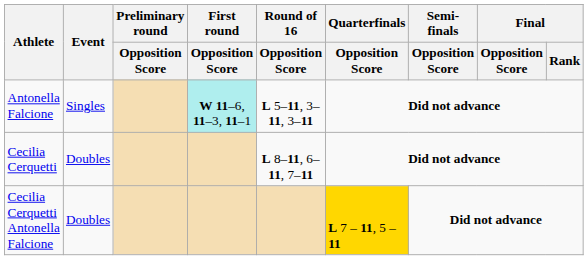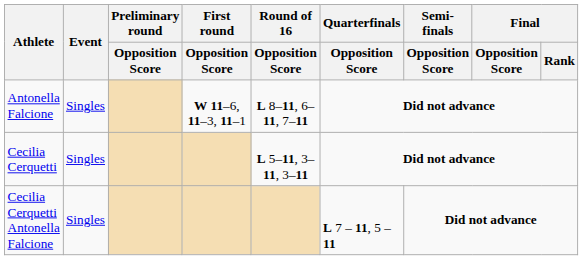(222, 114) paleturquoise background -> (217, 114) no background
(291, 114) L 5–11, 3–11, 3–11 -> (286, 114) L 8–11, 6–11, 7–11
(88, 159) Doubles -> (85, 159) Singles
(291, 167) L 8–11, 6–11, 7–11 -> (286, 167) L 5–11, 3–11, 3–11
(88, 220) Doubles -> (85, 220) Singles
(362, 236) gold background -> (357, 236) no background
